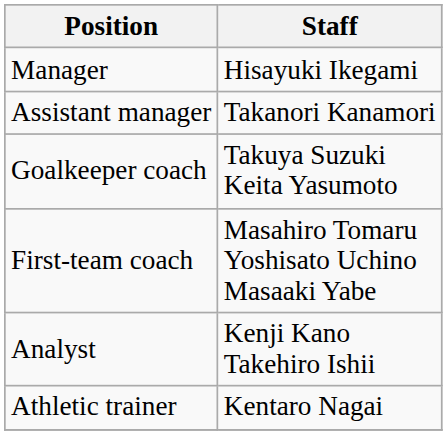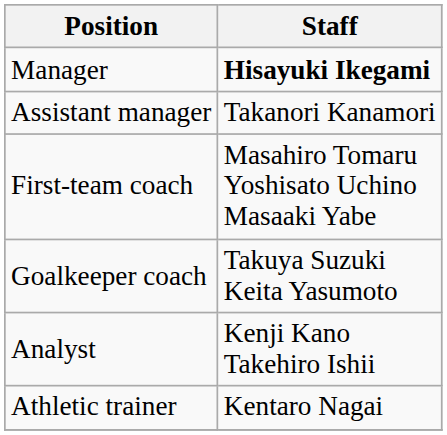(321, 69) normal -> (327, 69) bold
rows swapped: (102, 259) <-> (109, 170)
